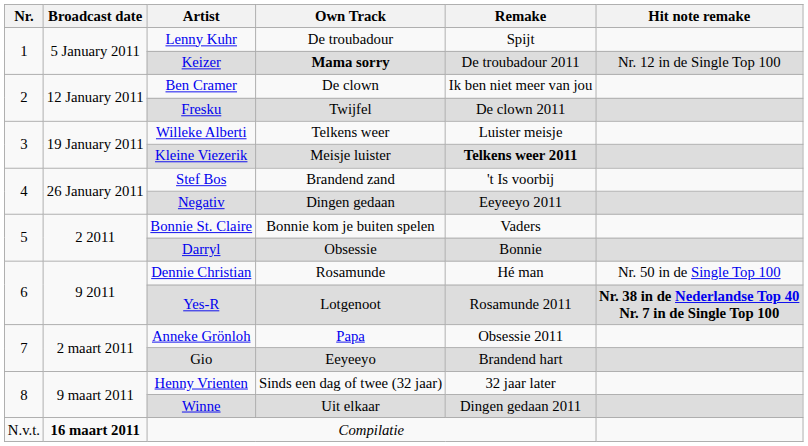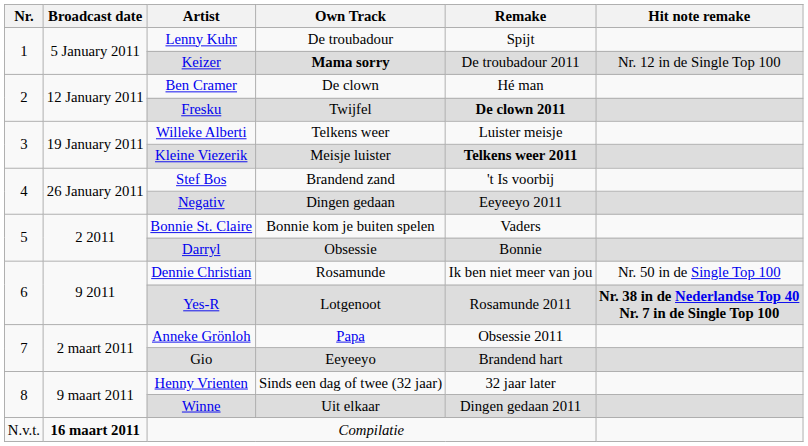(521, 86) Ik ben niet meer van jou -> (521, 86) Hé man
(521, 109) normal -> (521, 109) bold
(521, 272) Hé man -> (521, 272) Ik ben niet meer van jou
